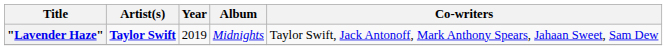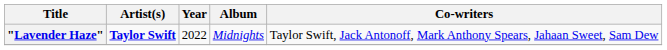(194, 34) 2019 -> (194, 34) 2022
